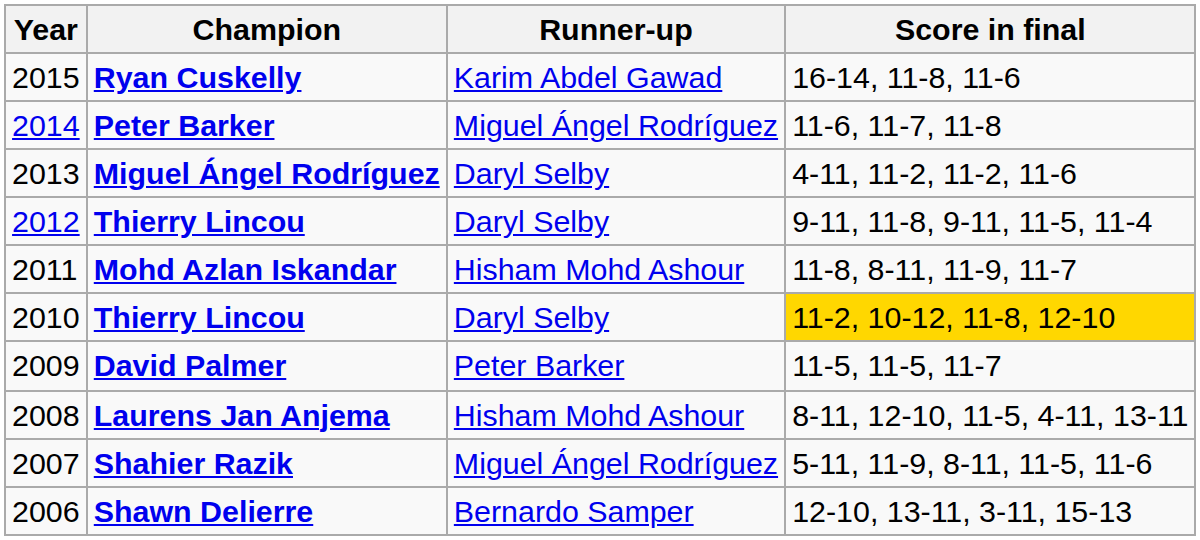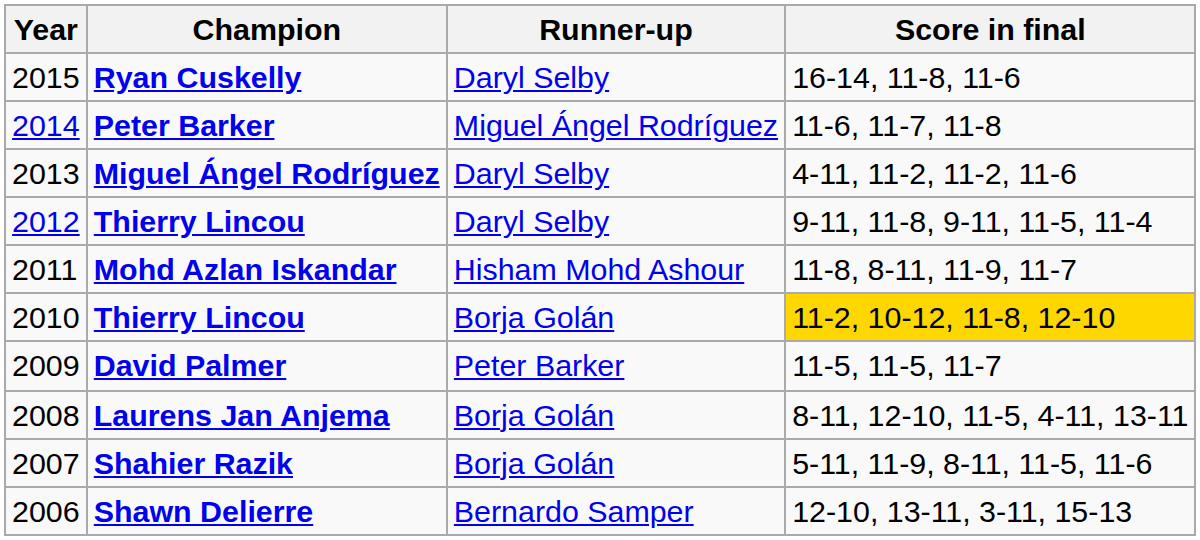(588, 77) Karim Abdel Gawad -> (532, 77) Daryl Selby
(532, 318) Daryl Selby -> (534, 318) Borja Golán
(599, 414) Hisham Mohd Ashour -> (534, 414) Borja Golán
(616, 462) Miguel Ángel Rodríguez -> (534, 462) Borja Golán
